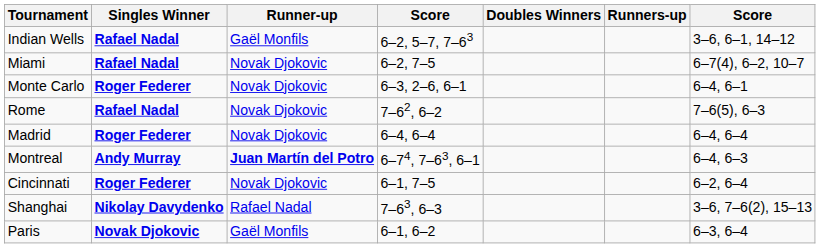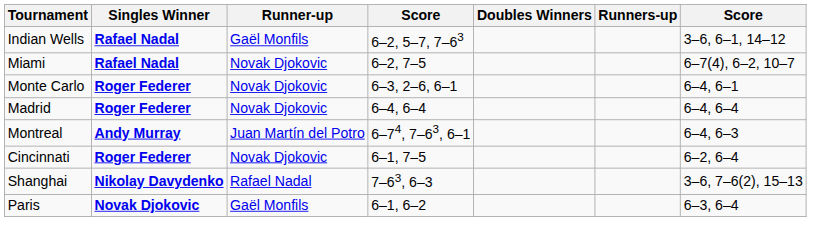- row: (26, 110)
(302, 159) bold -> (297, 133) normal
